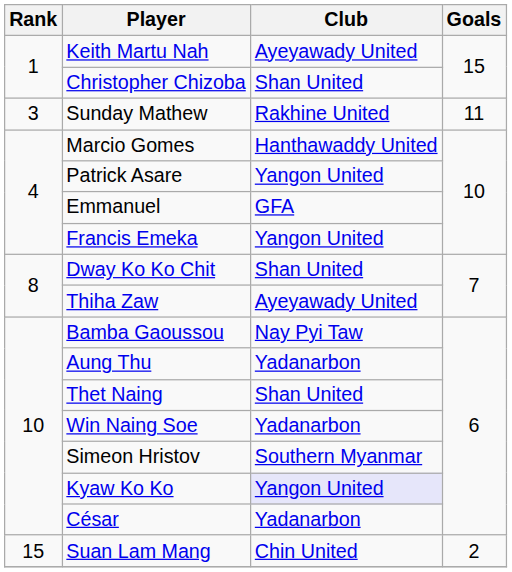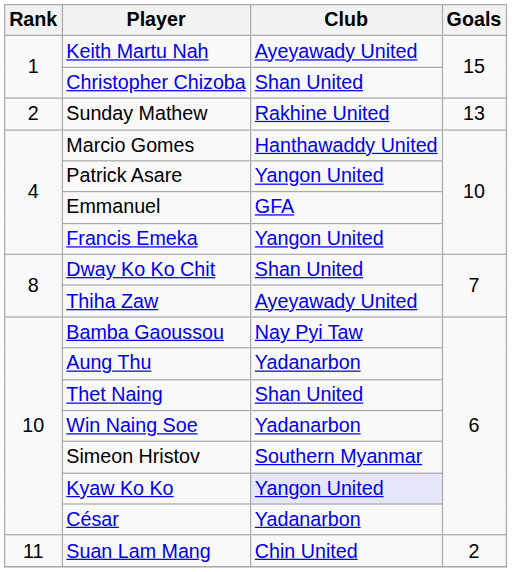(33, 113) 3 -> (33, 113) 2
(474, 113) 11 -> (474, 113) 13
(33, 550) 15 -> (33, 550) 11
